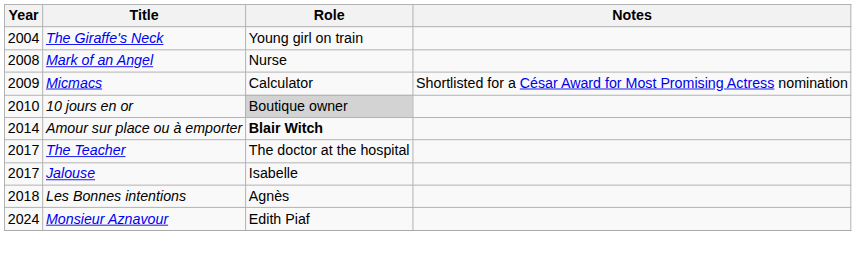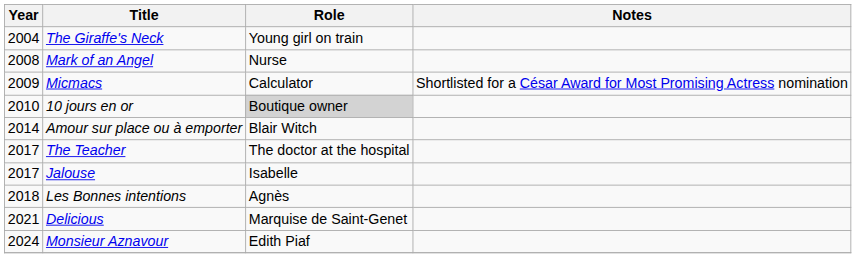(286, 128) bold -> (283, 128) normal
+ row: (75, 219)
